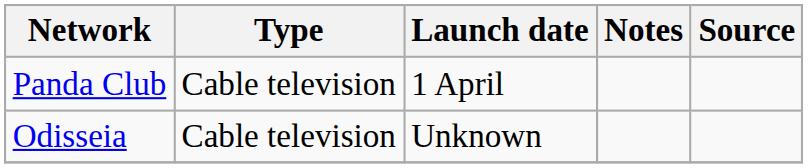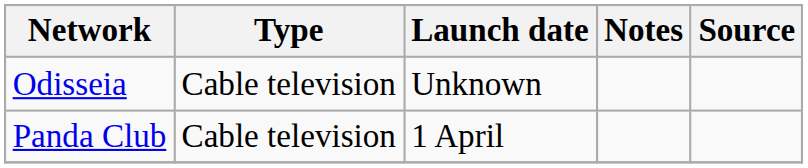rows swapped: (89, 83) <-> (70, 135)
